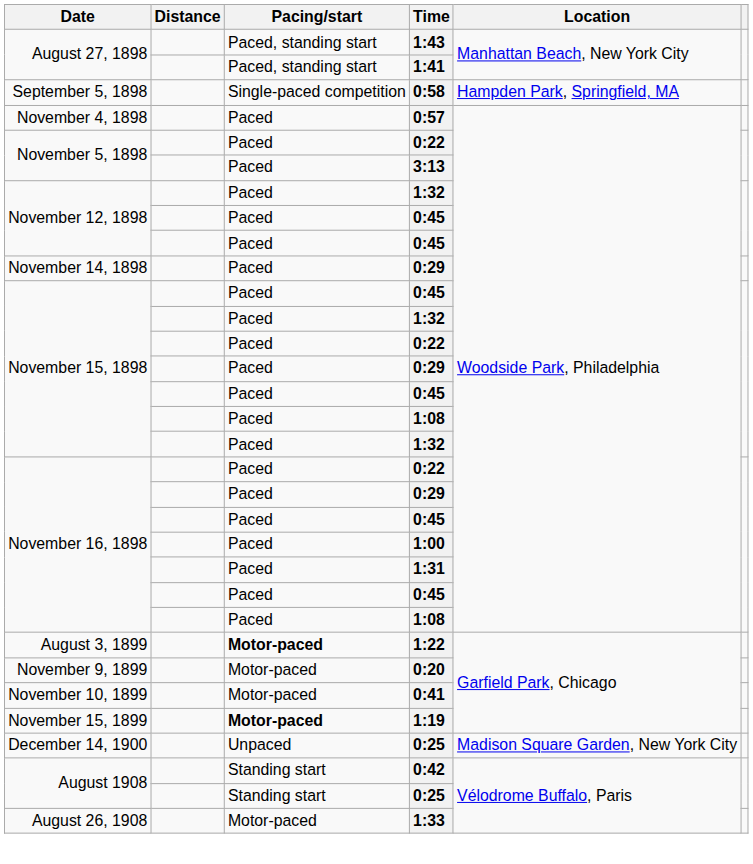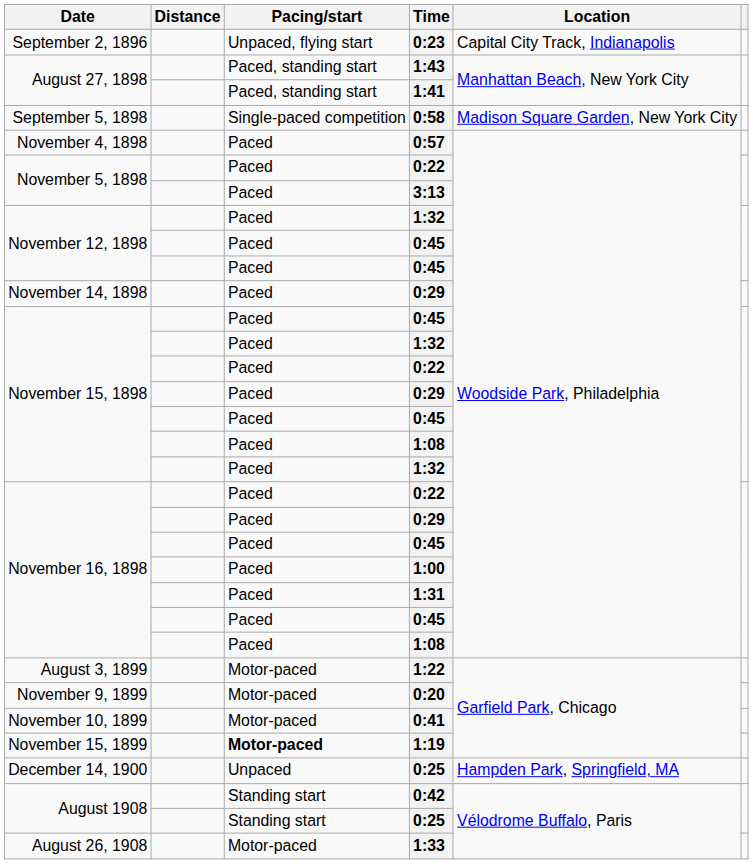+ row: (80, 42)
(568, 92) Hampden Park, Springfield, MA -> (597, 117) Madison Square Garden, New York City
(275, 645) bold -> (272, 670) normal
(597, 745) Madison Square Garden, New York City -> (568, 770) Hampden Park, Springfield, MA
